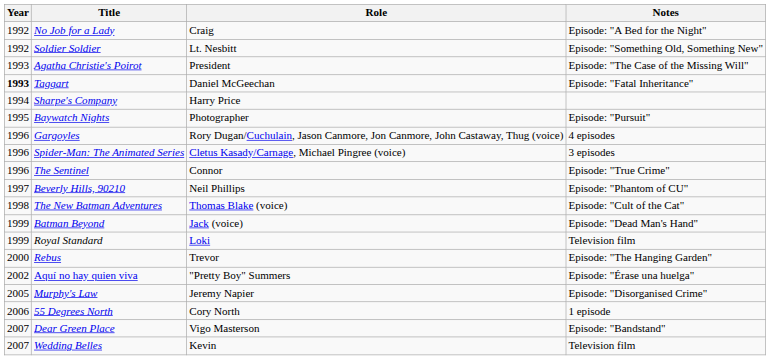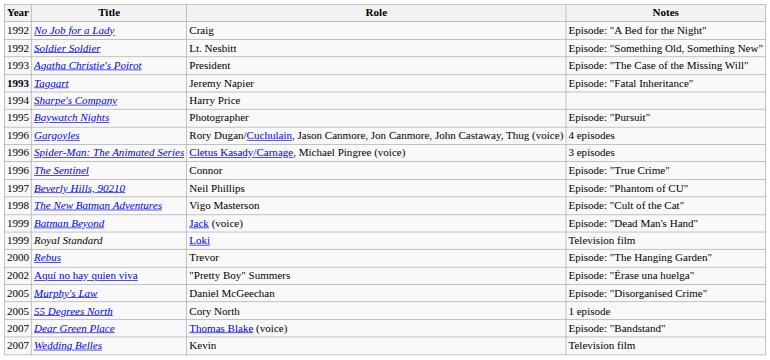(232, 83) Daniel McGeechan -> (222, 83) Jeremy Napier
(238, 205) Thomas Blake (voice) -> (224, 205) Vigo Masterson
(222, 293) Jeremy Napier -> (232, 293) Daniel McGeechan
(18, 310) 2006 -> (18, 310) 2005
(224, 328) Vigo Masterson -> (238, 328) Thomas Blake (voice)
